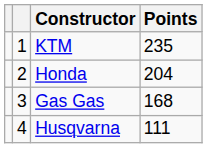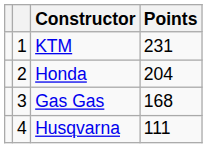(158, 46) 235 -> (158, 46) 231
